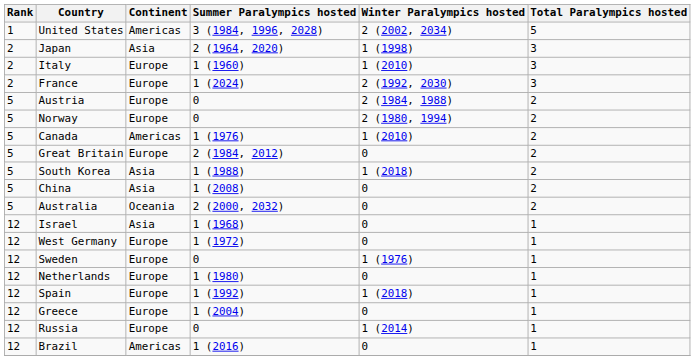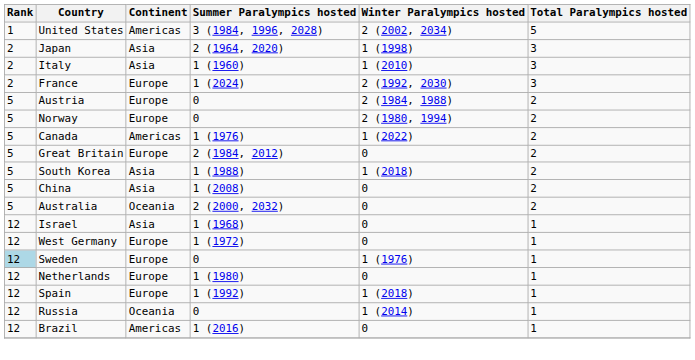(148, 66) Europe -> (142, 66) Asia
(388, 136) 1 (2010) -> (388, 136) 1 (2022)
(14, 259) no background -> (14, 259) lightblue background
- row: (58, 312)
(148, 329) Europe -> (152, 312) Oceania
